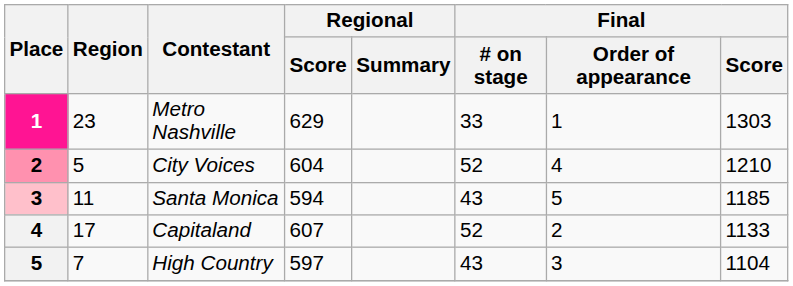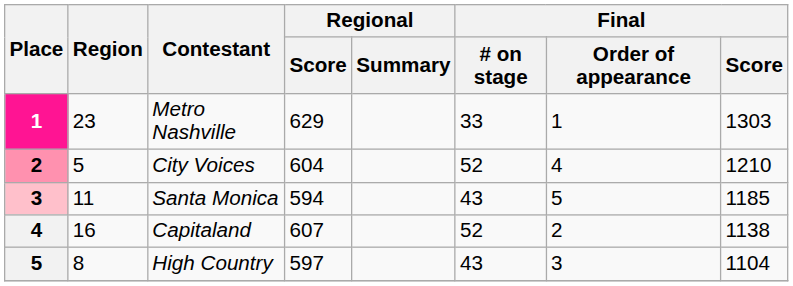(84, 230) 17 -> (84, 230) 16
(748, 230) 1133 -> (748, 230) 1138
(79, 263) 7 -> (79, 263) 8
